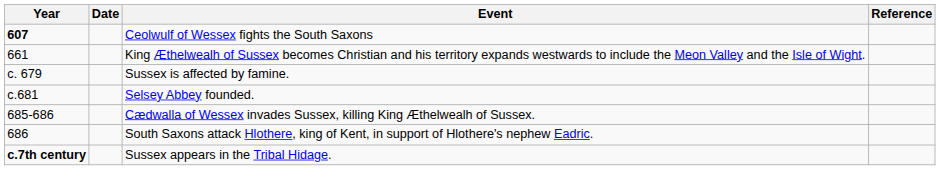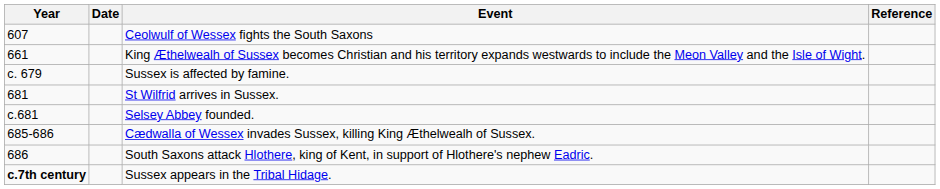(18, 34) bold -> (18, 34) normal
+ row: (202, 94)
